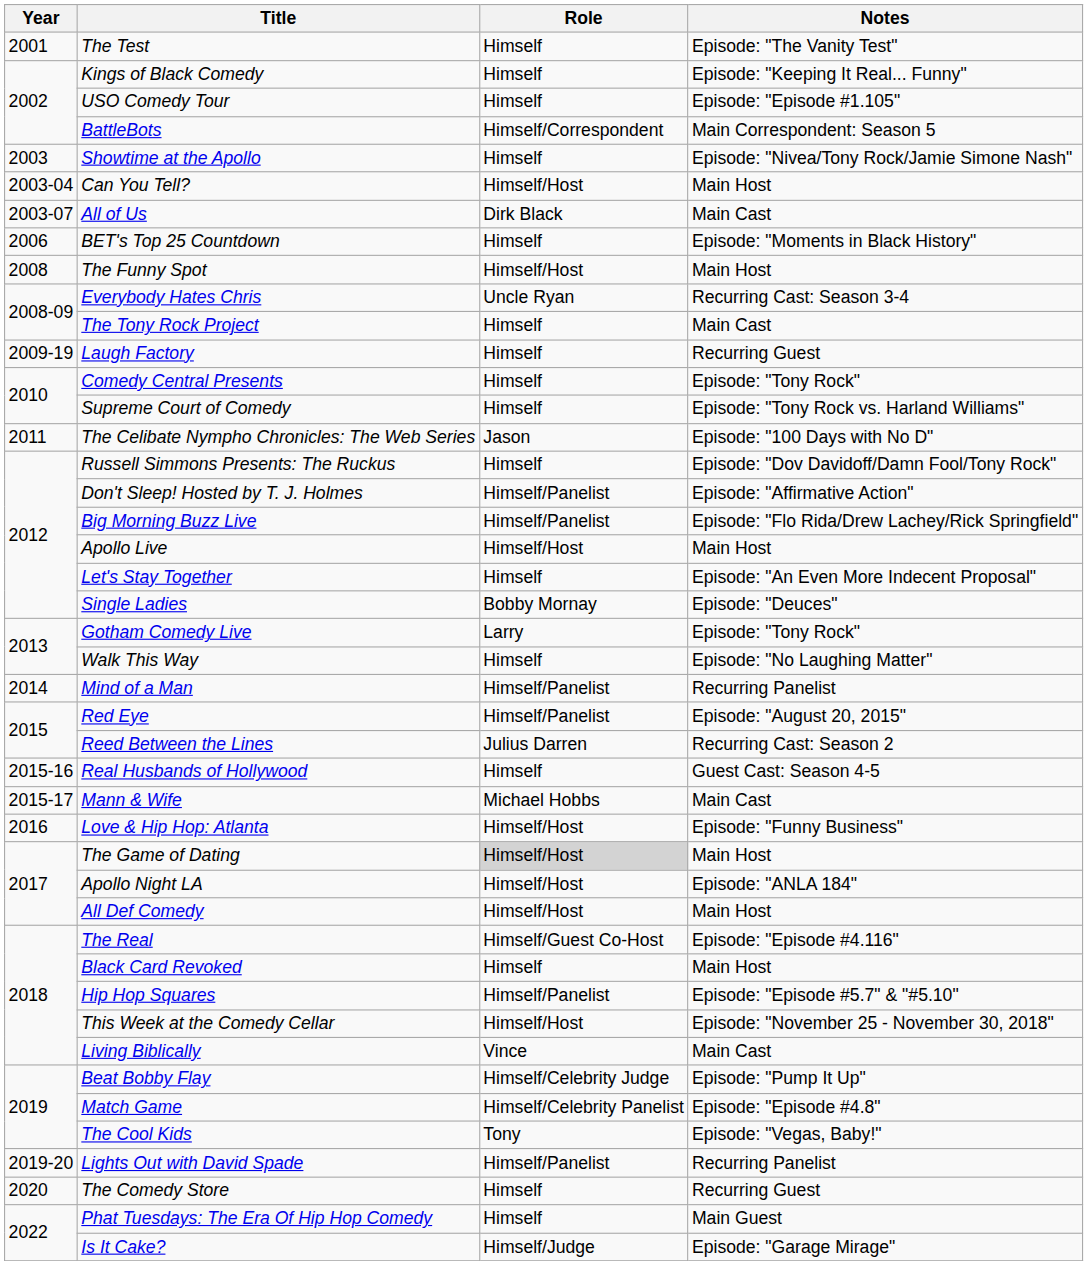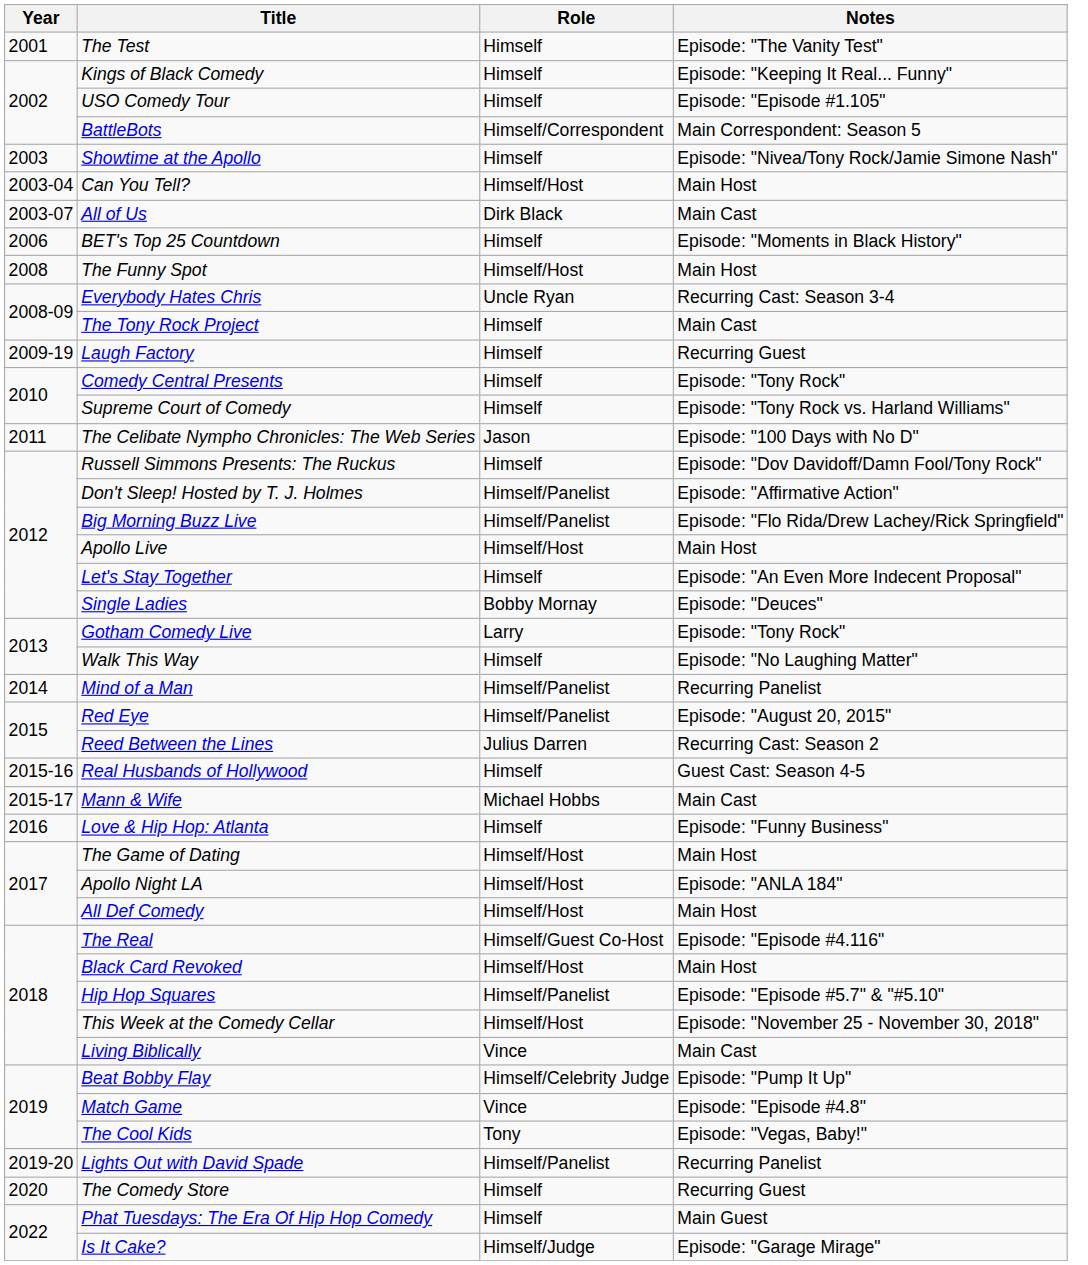(533, 827) Himself/Host -> (513, 827) Himself
(533, 855) lightgrey background -> (533, 855) no background
(513, 967) Himself -> (533, 967) Himself/Host
(584, 1107) Himself/Celebrity Panelist -> (505, 1107) Vince
